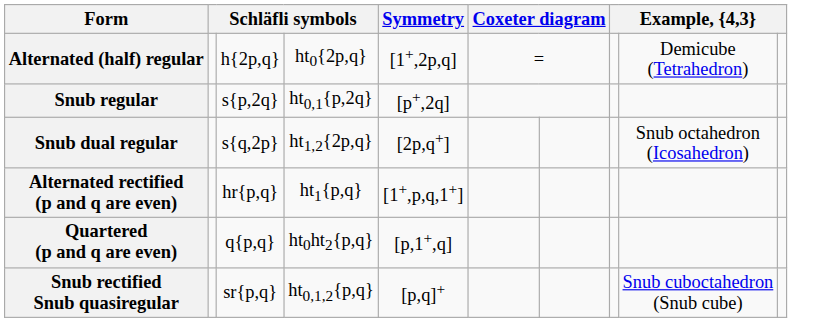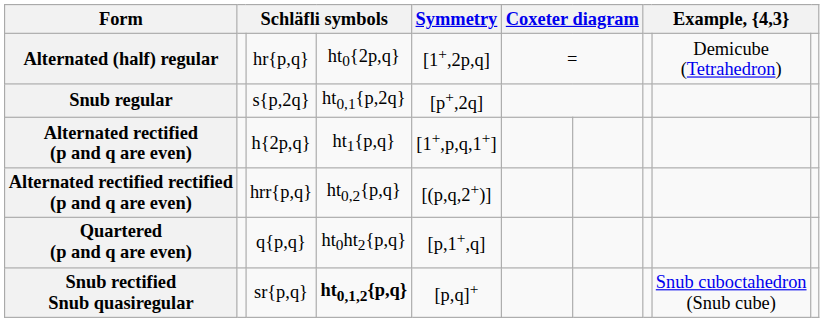(250, 58) h{2p,q} -> (281, 58) hr{p,q}
- row: (106, 142)
(250, 192) hr{p,q} -> (281, 142) h{2p,q}
+ row: (121, 192)
(331, 292) normal -> (364, 292) bold
